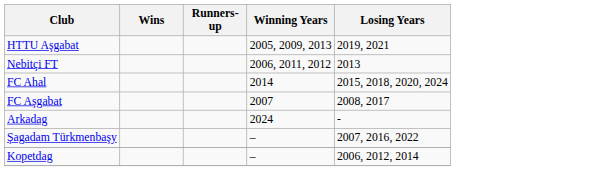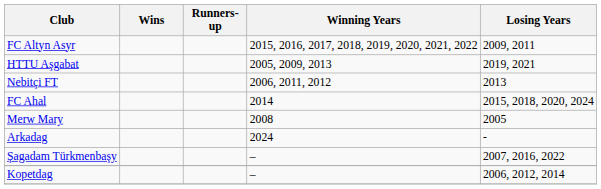+ row: (41, 45)
- row: (34, 100)
+ row: (35, 119)
